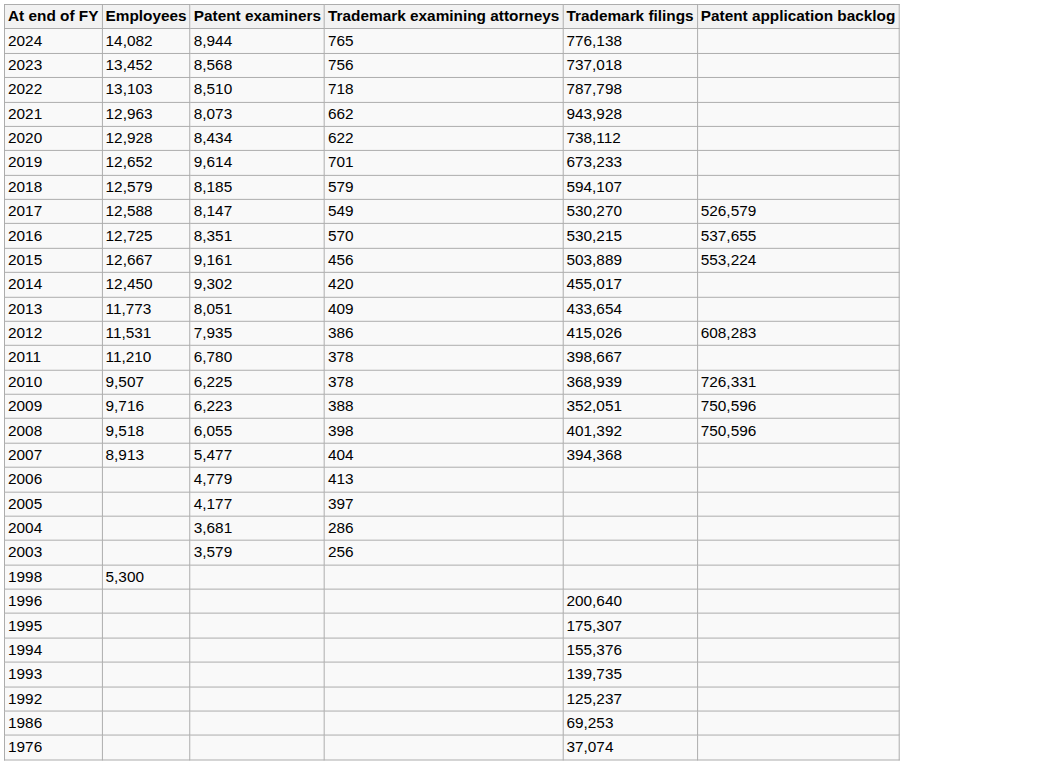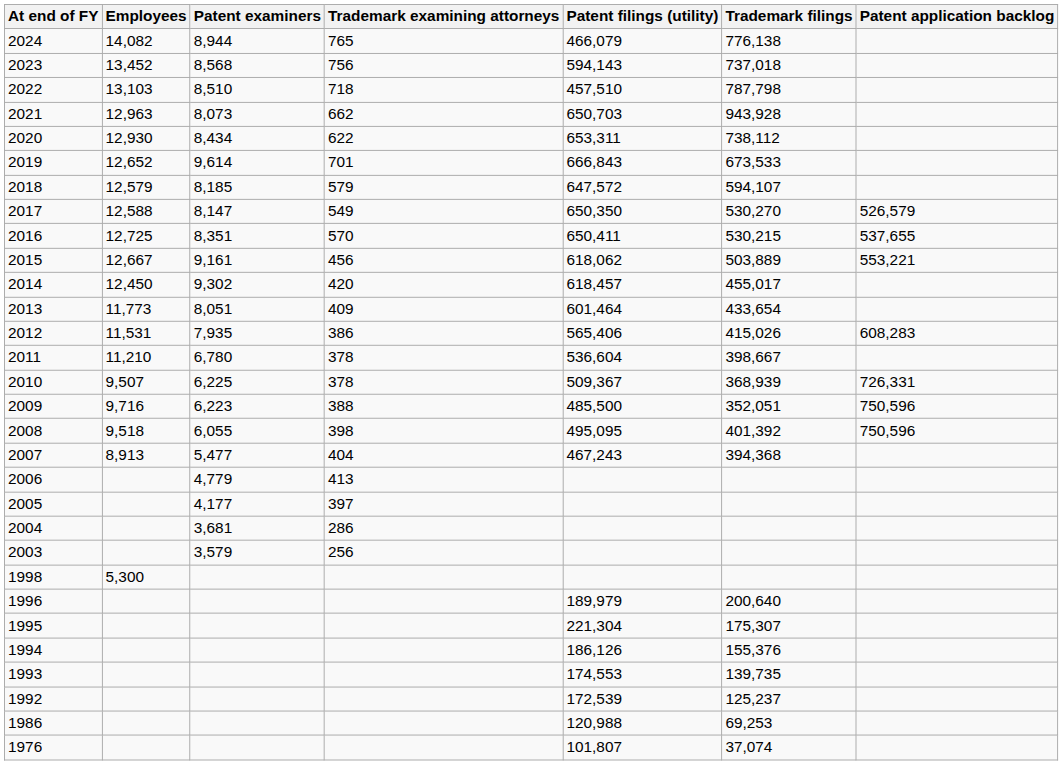+ column: (642, 16)
(129, 138) 12,928 -> (129, 138) 12,930
(594, 162) 673,233 -> (753, 162) 673,533
(728, 260) 553,224 -> (887, 260) 553,221
